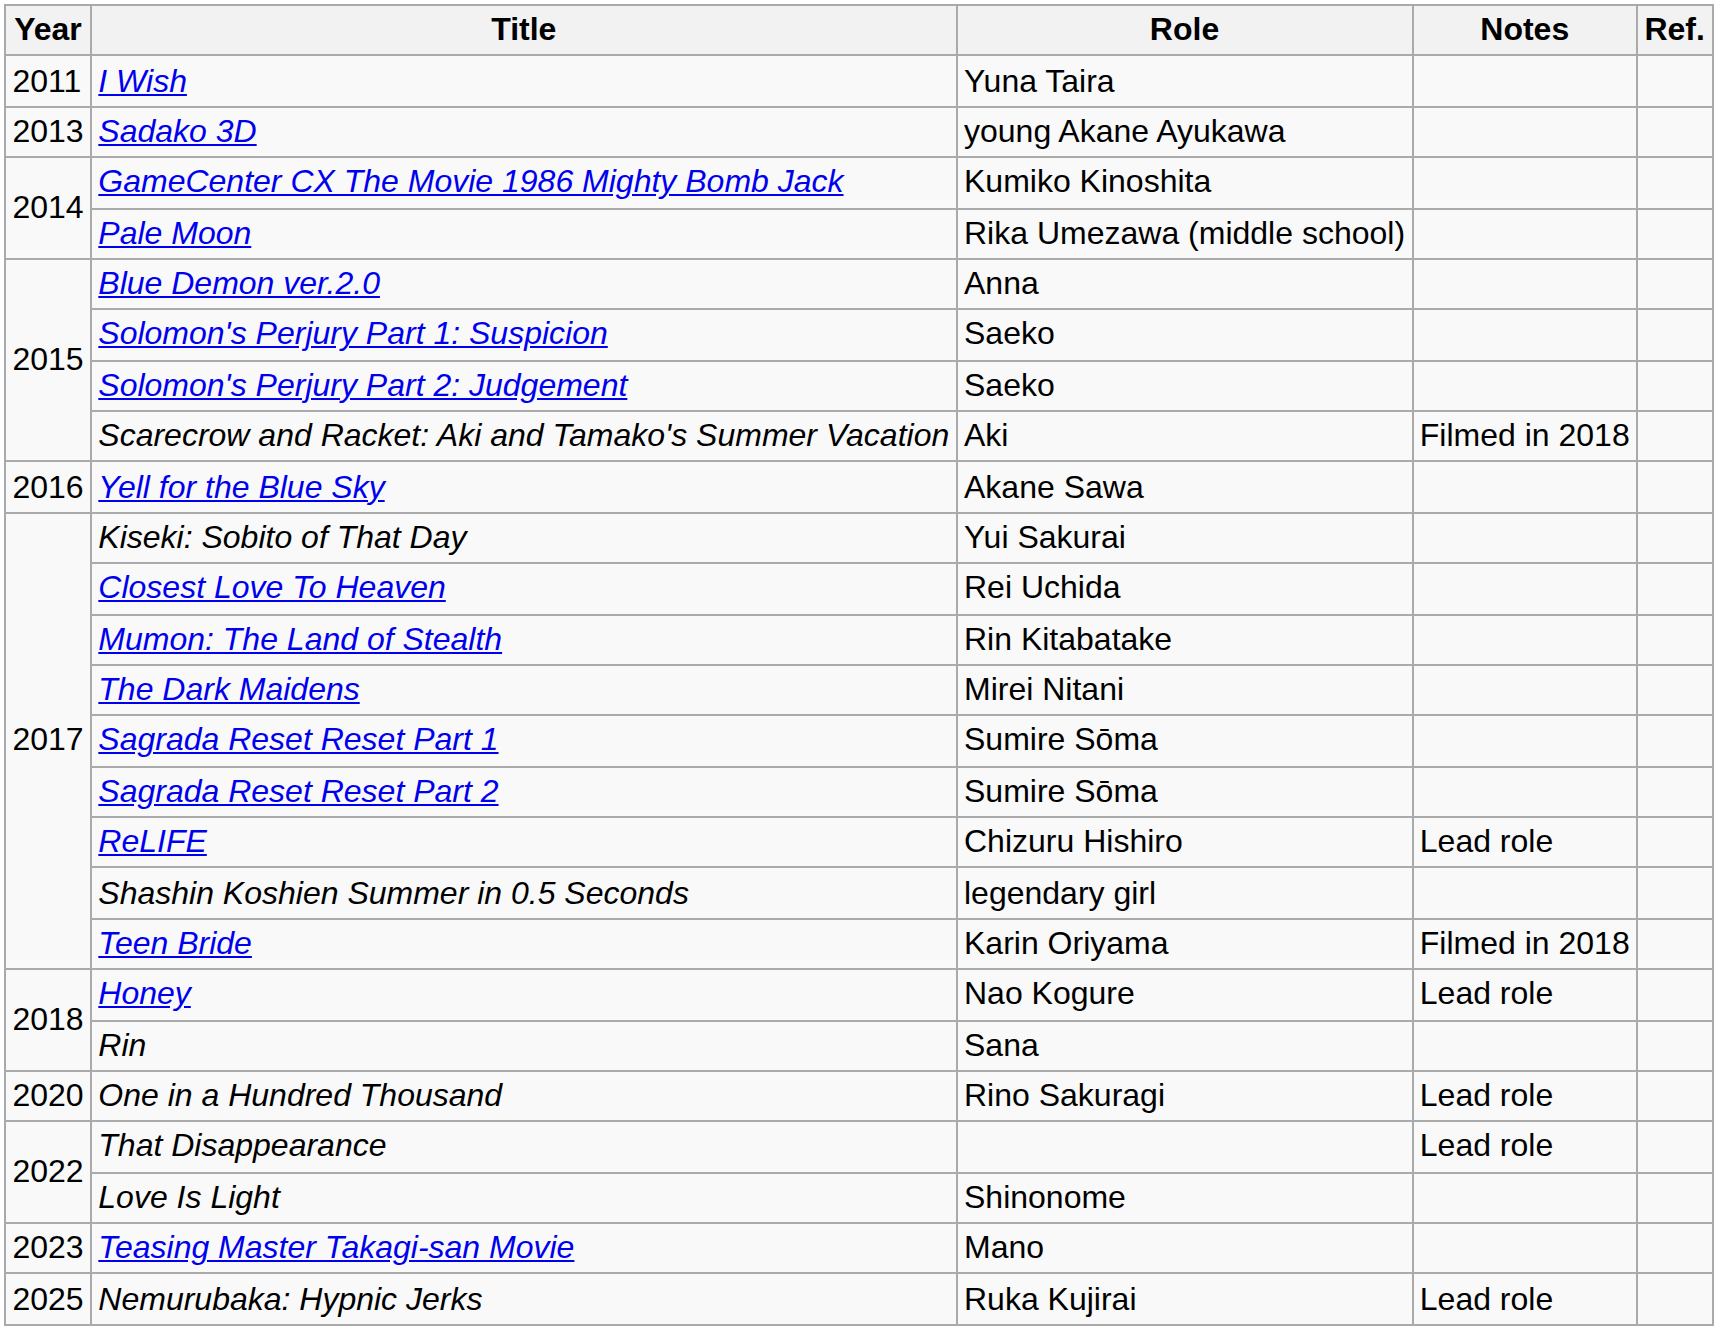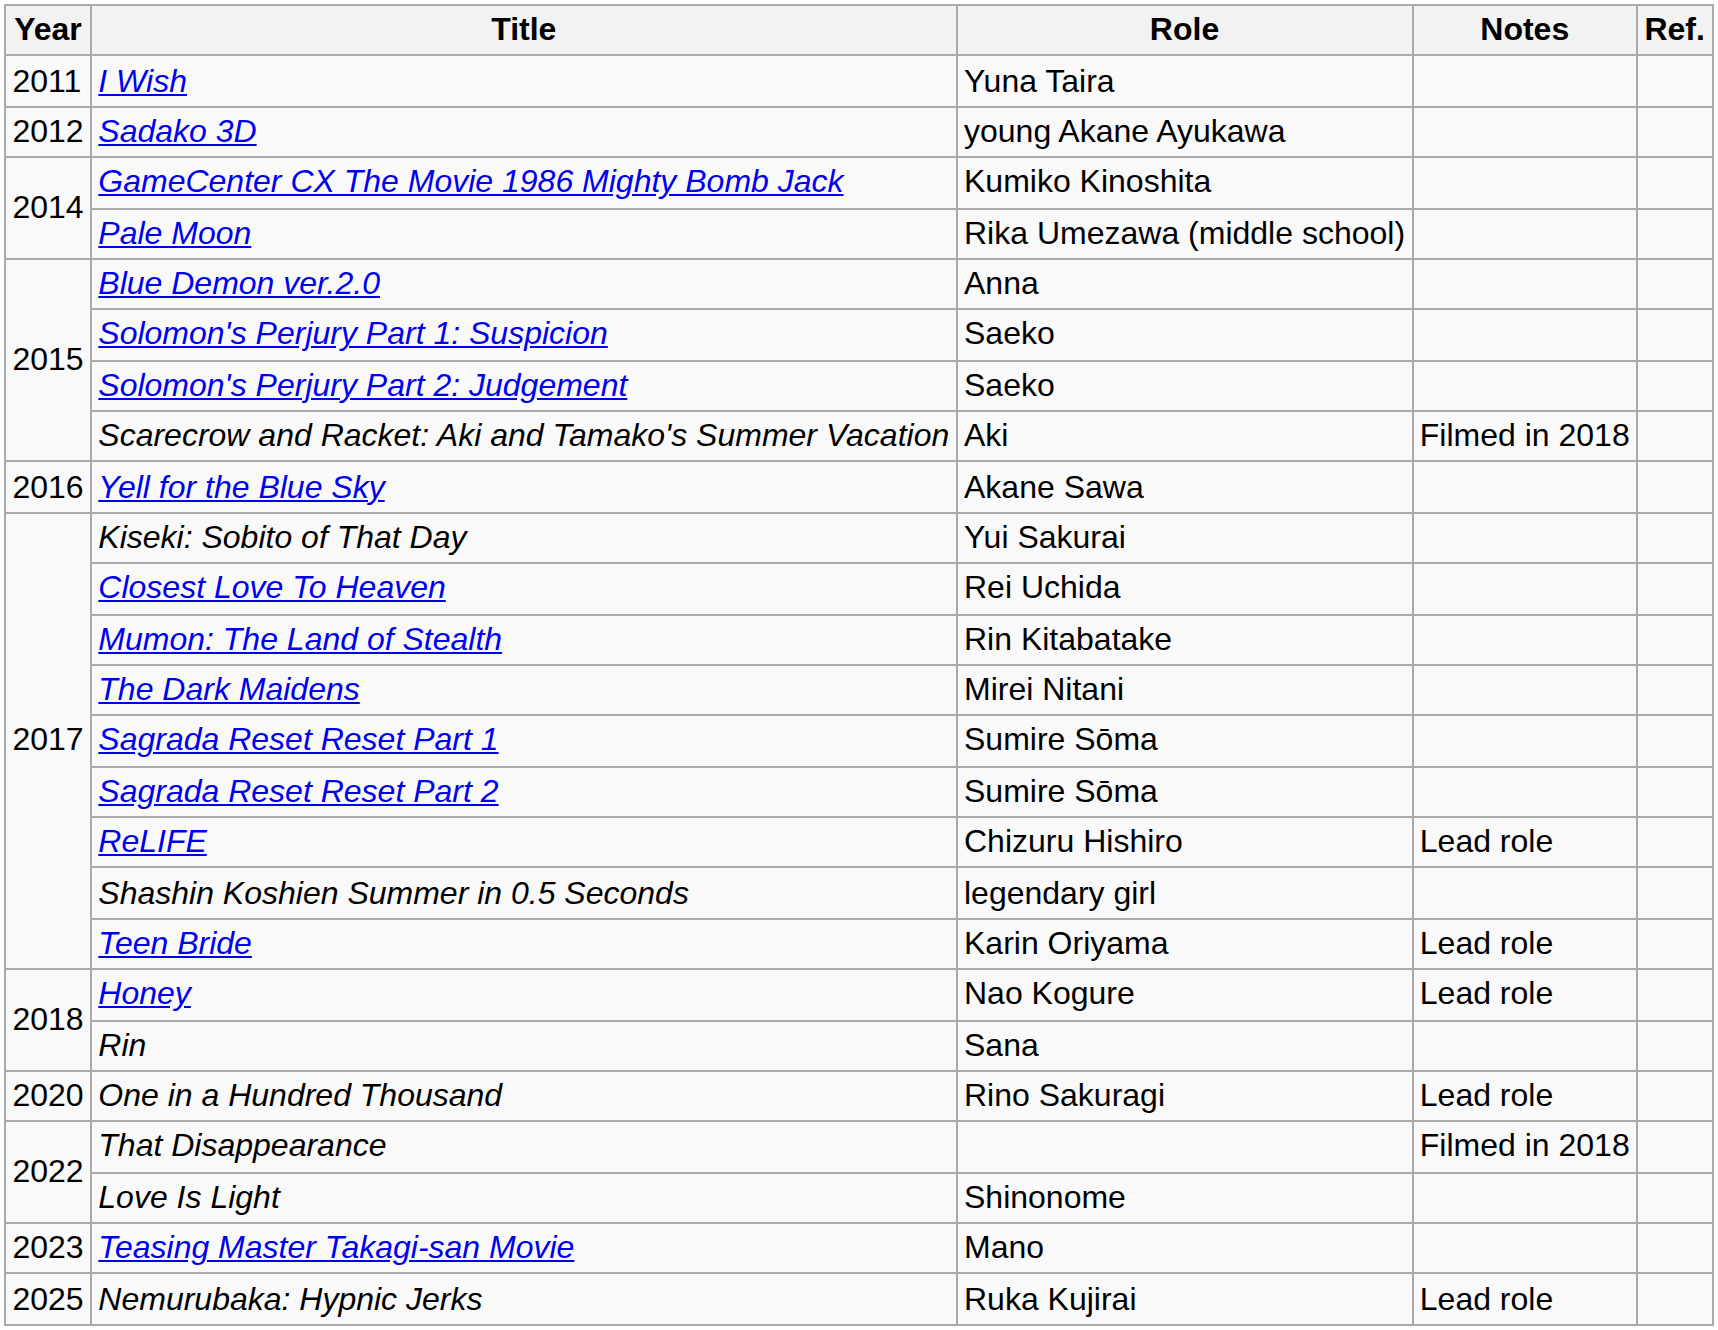(48, 131) 2013 -> (48, 131) 2012
(1525, 943) Filmed in 2018 -> (1486, 943) Lead role
(1486, 1146) Lead role -> (1525, 1146) Filmed in 2018
